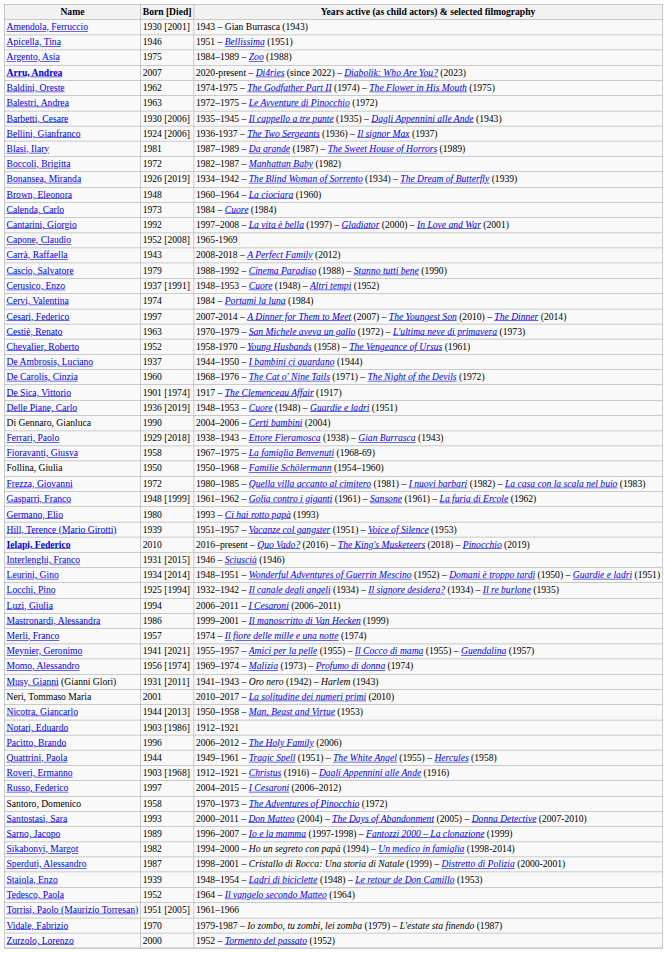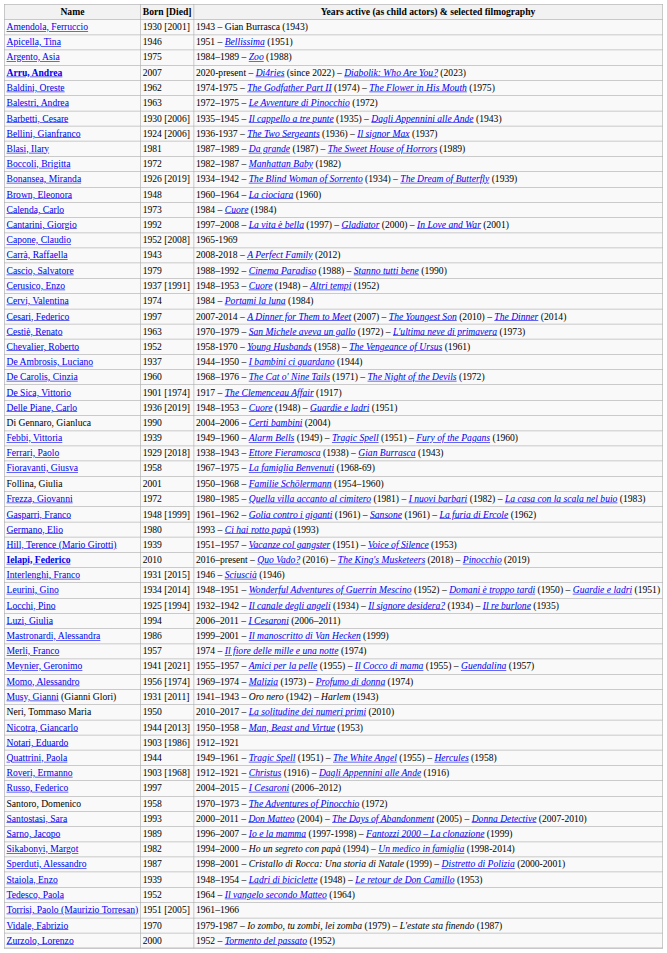+ row: (34, 438)
(152, 468) 1950 -> (152, 484) 2001
(152, 697) 2001 -> (152, 712) 1950
- row: (36, 742)
